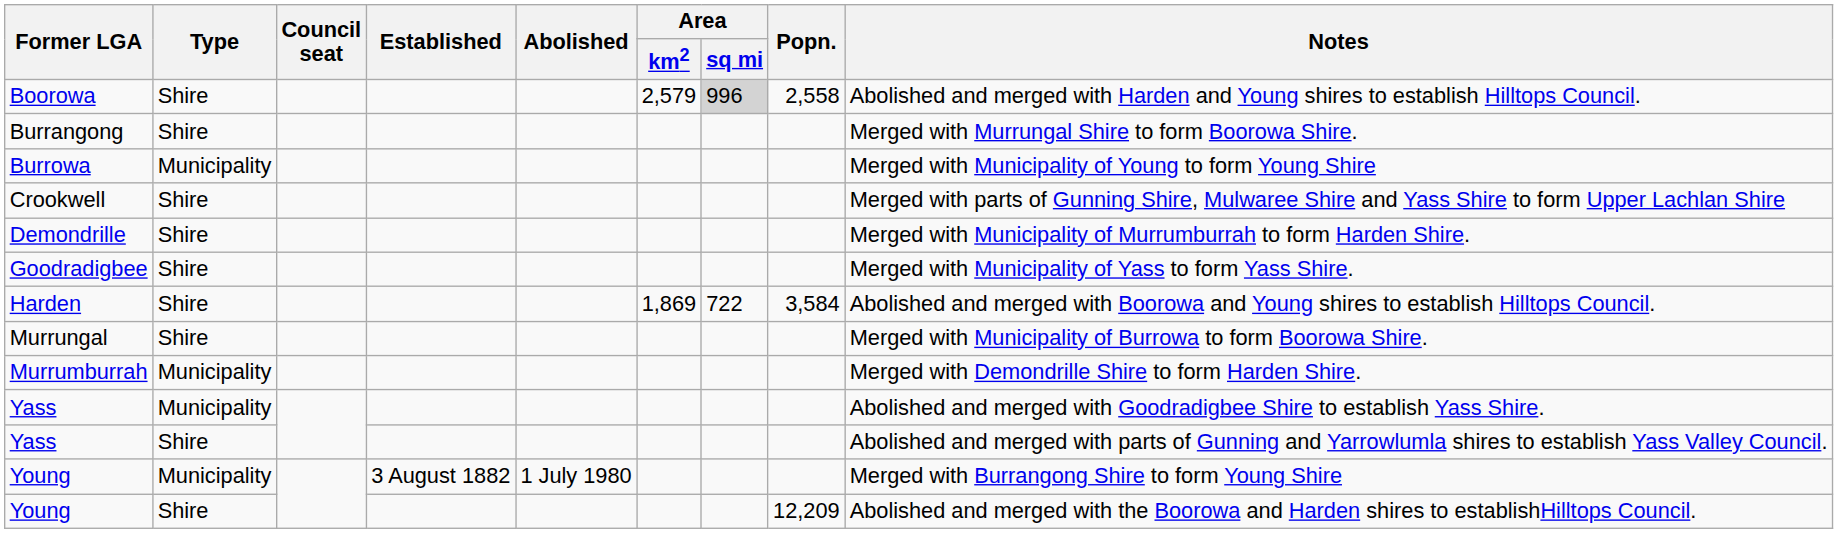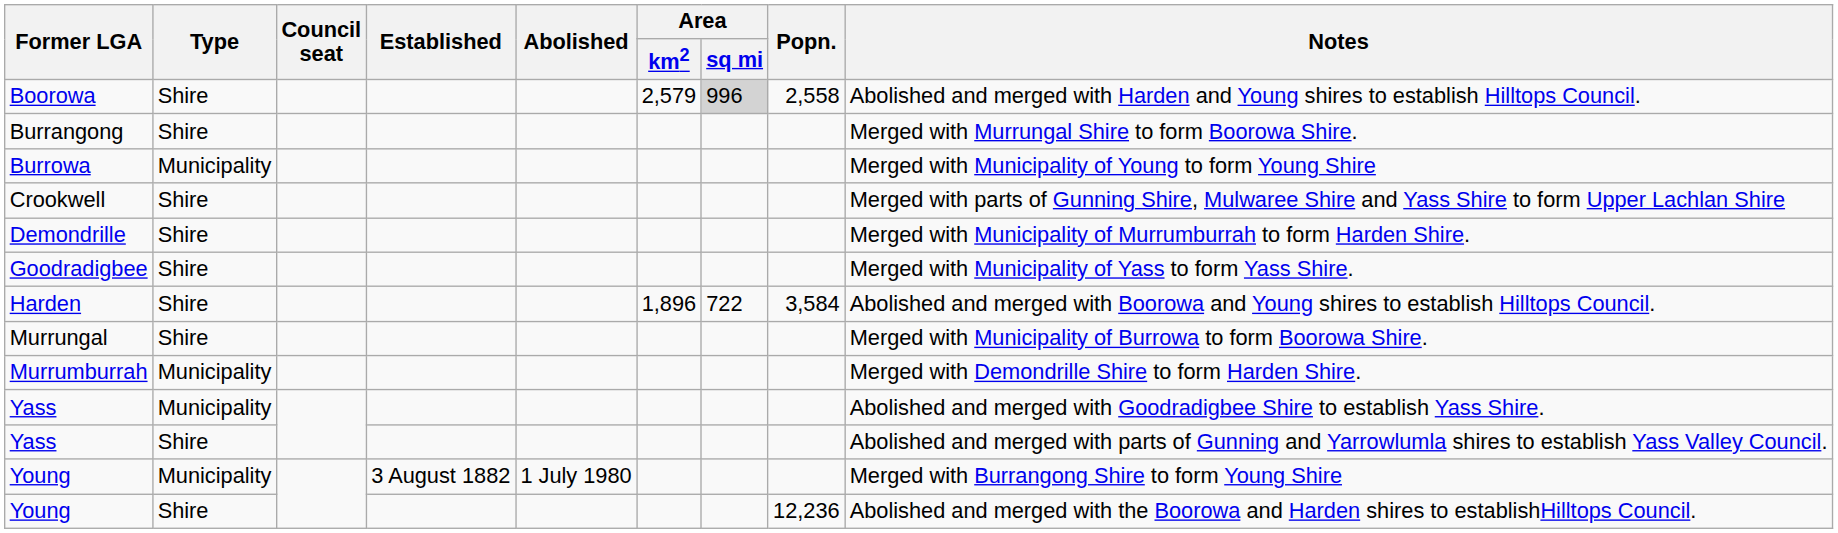(669, 303) 1,869 -> (669, 303) 1,896
(806, 510) 12,209 -> (806, 510) 12,236
